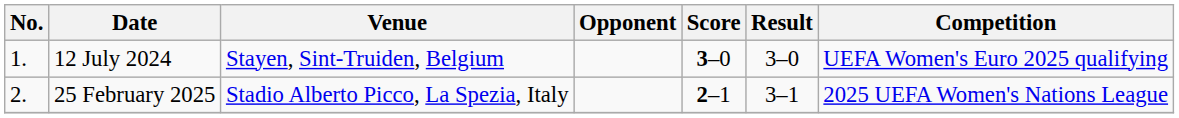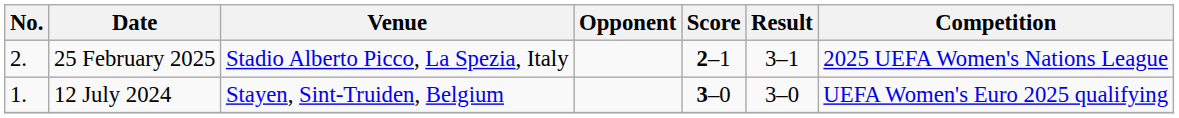rows swapped: (113, 58) <-> (135, 94)
